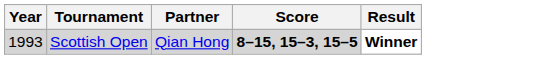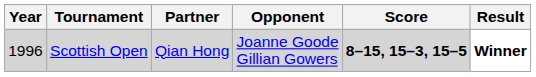+ column: (288, 17)
(25, 42) 1993 -> (25, 50) 1996
